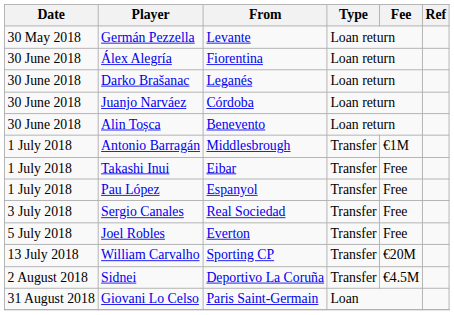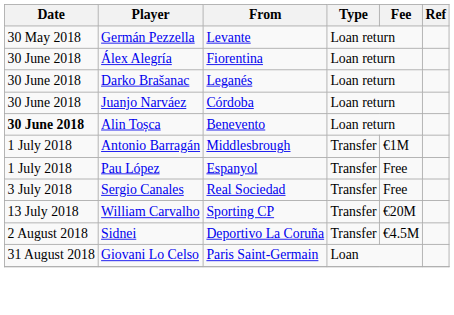(44, 124) normal -> (46, 124) bold
- row: (135, 168)
- row: (133, 233)
